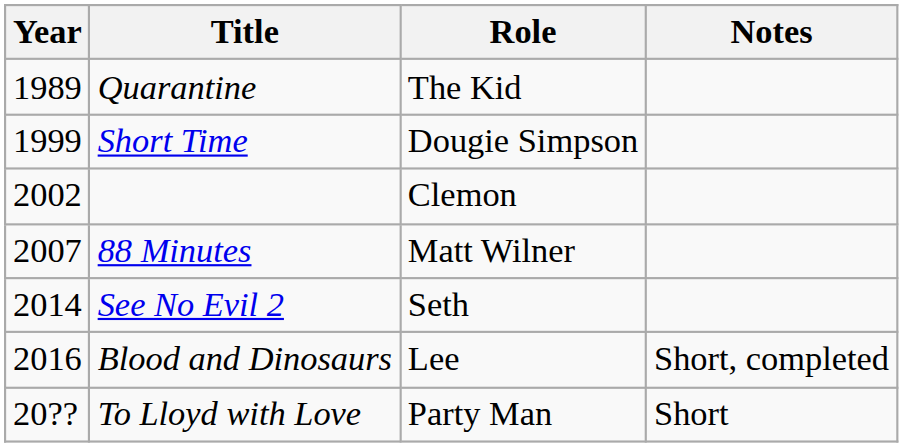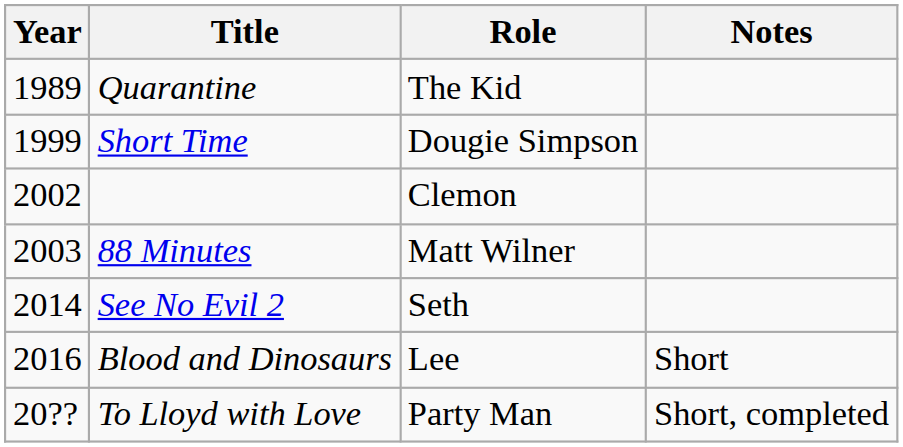(47, 250) 2007 -> (47, 250) 2003
(772, 359) Short, completed -> (691, 359) Short
(691, 413) Short -> (772, 413) Short, completed
